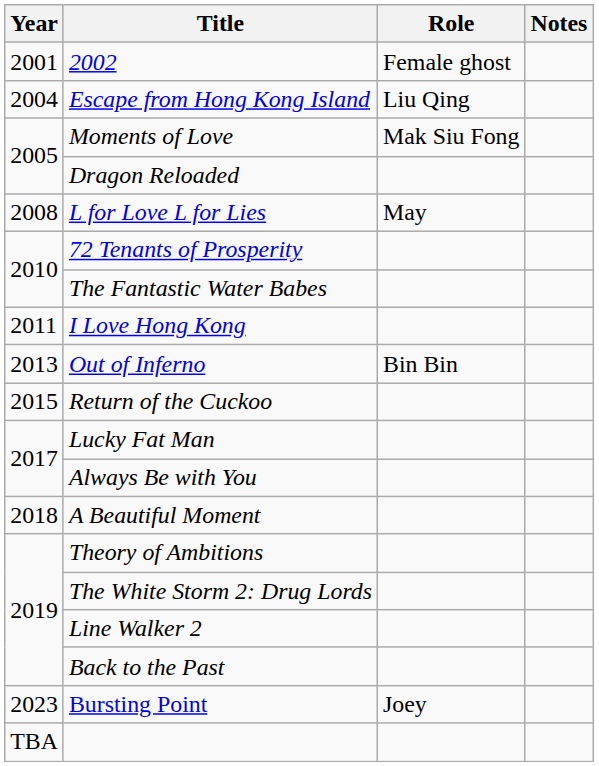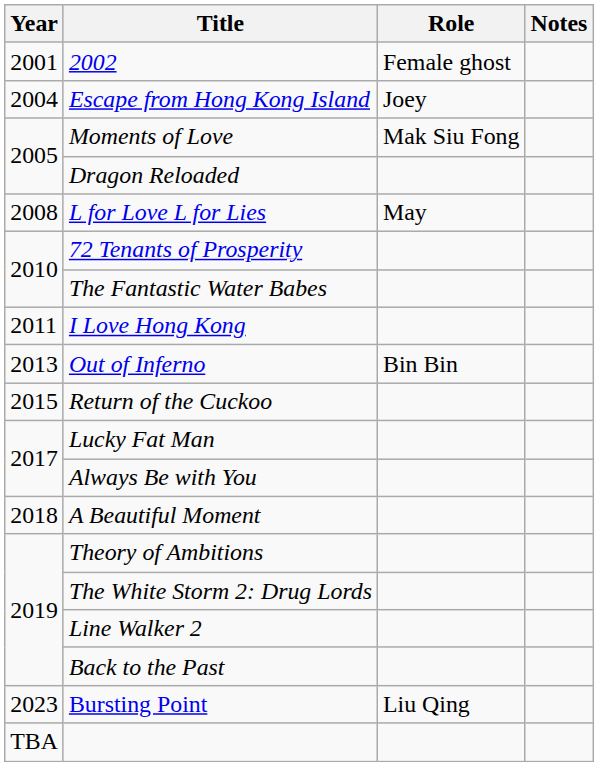(426, 99) Liu Qing -> (405, 99) Joey
(405, 703) Joey -> (426, 703) Liu Qing
